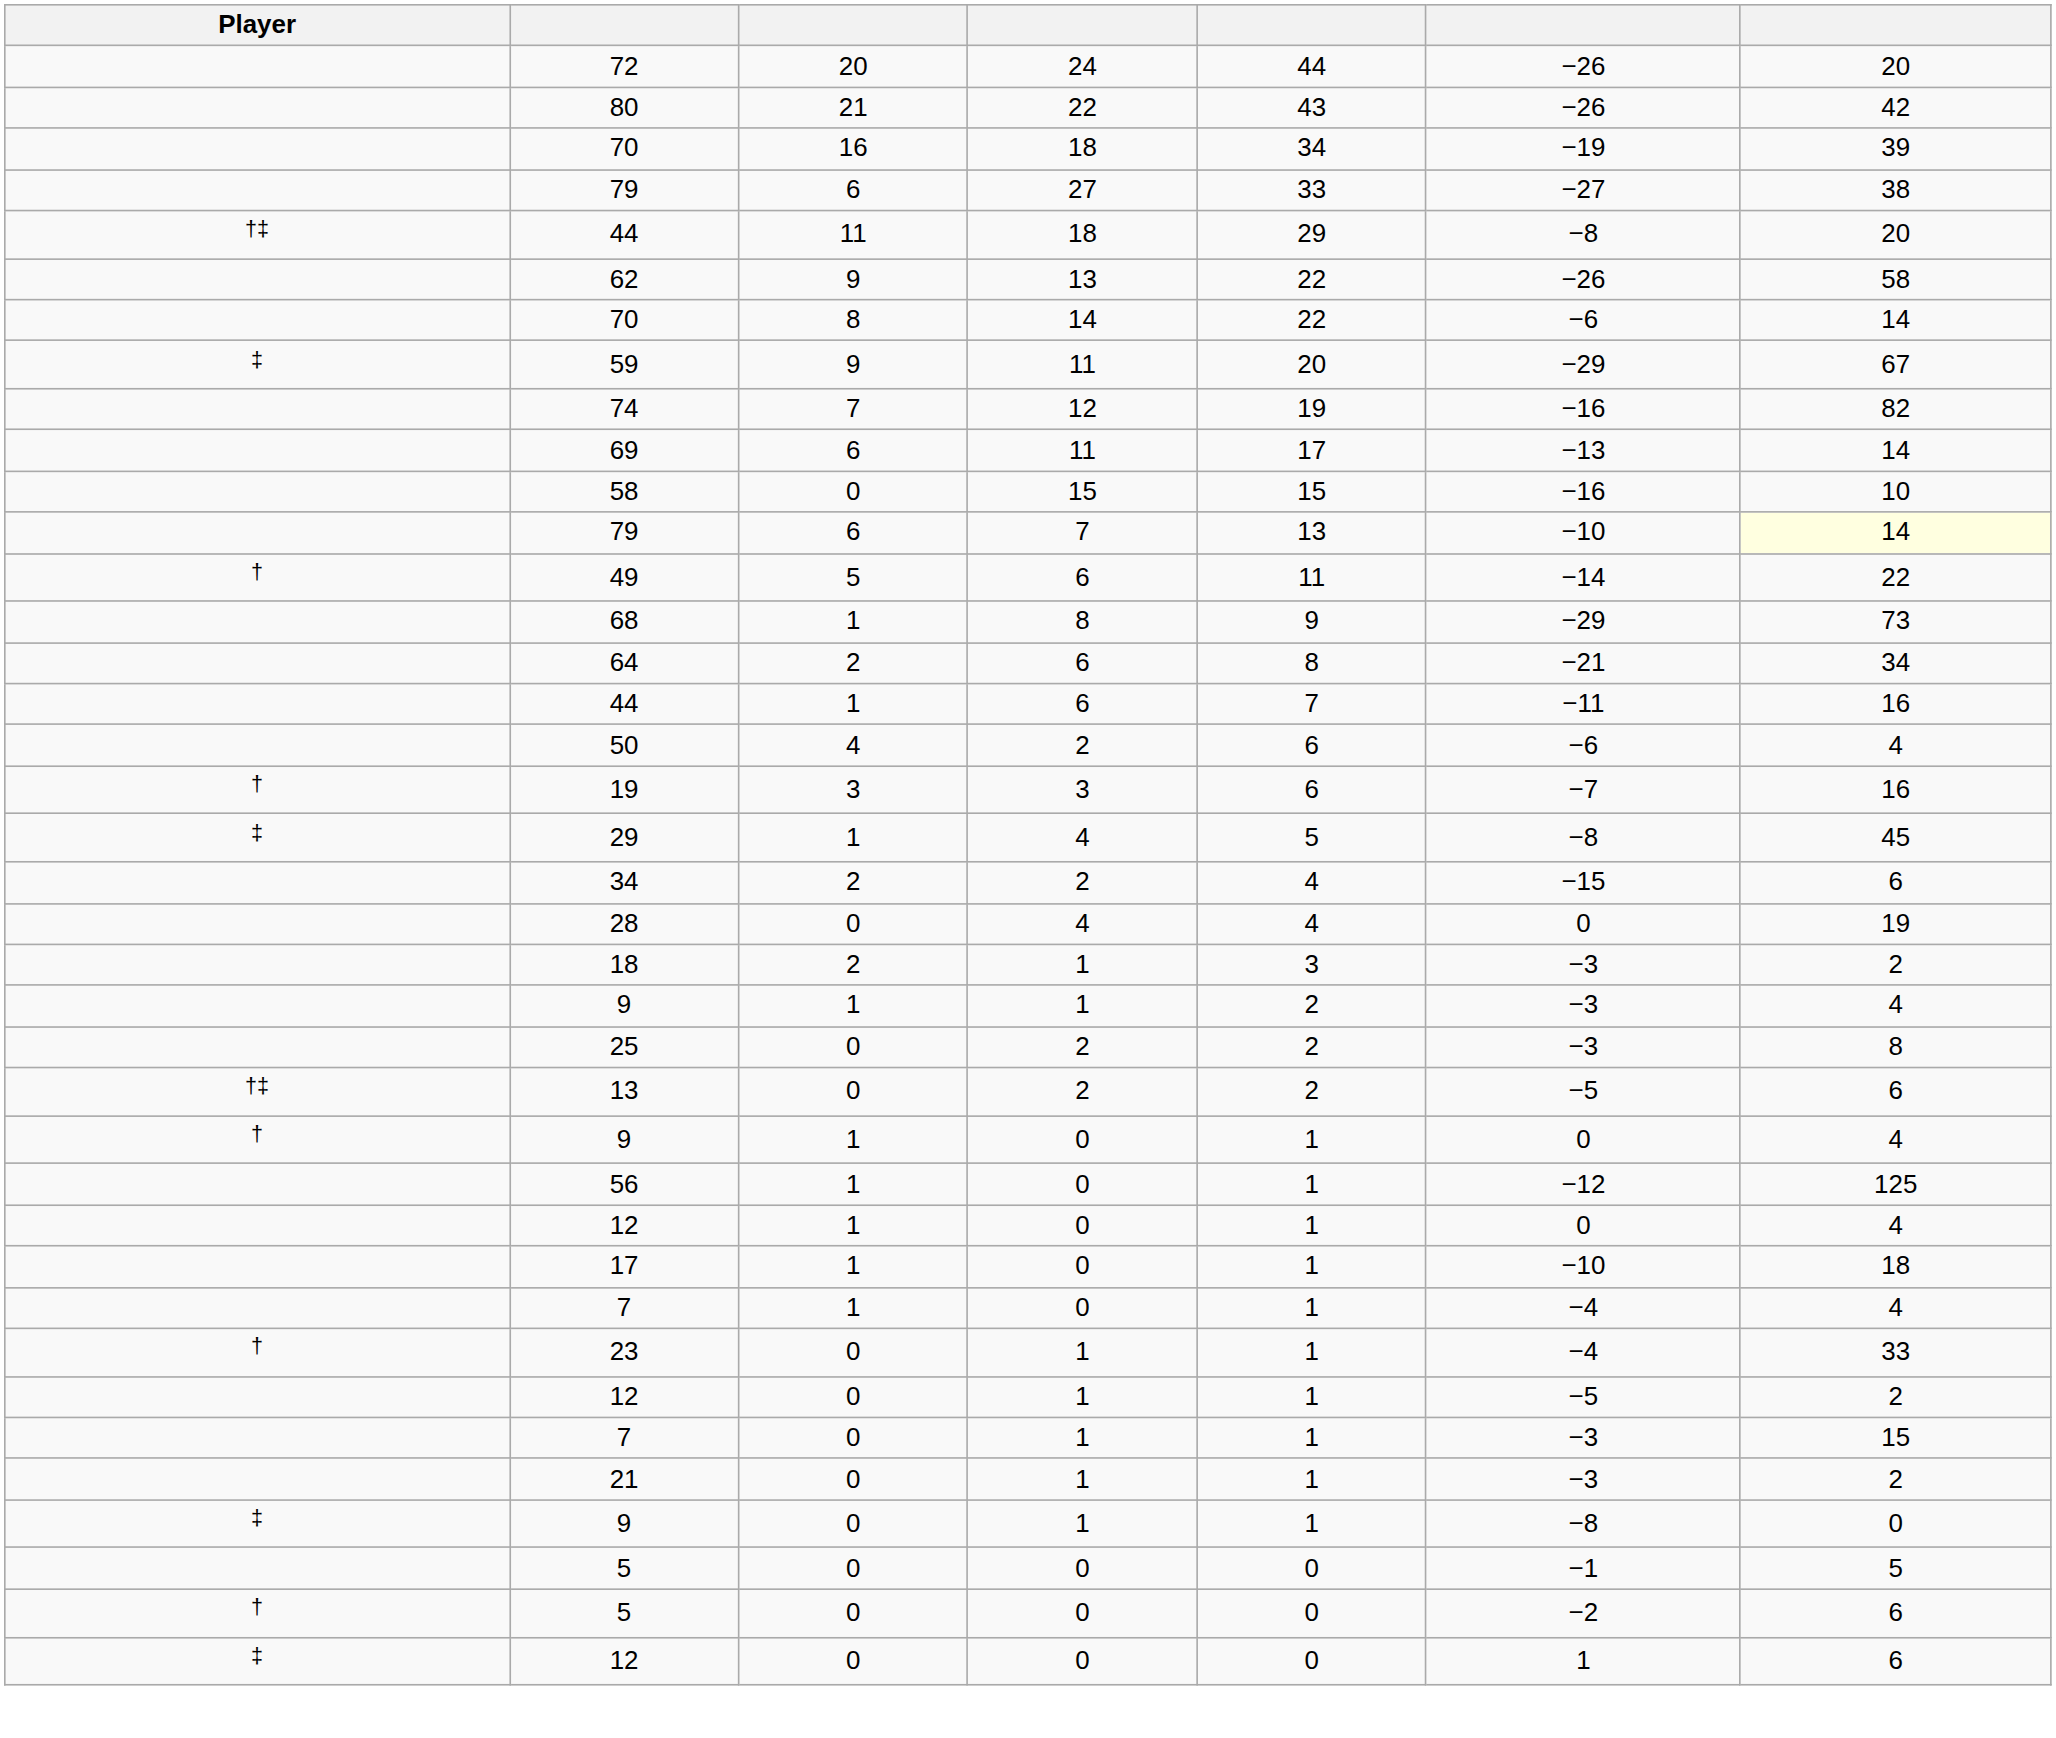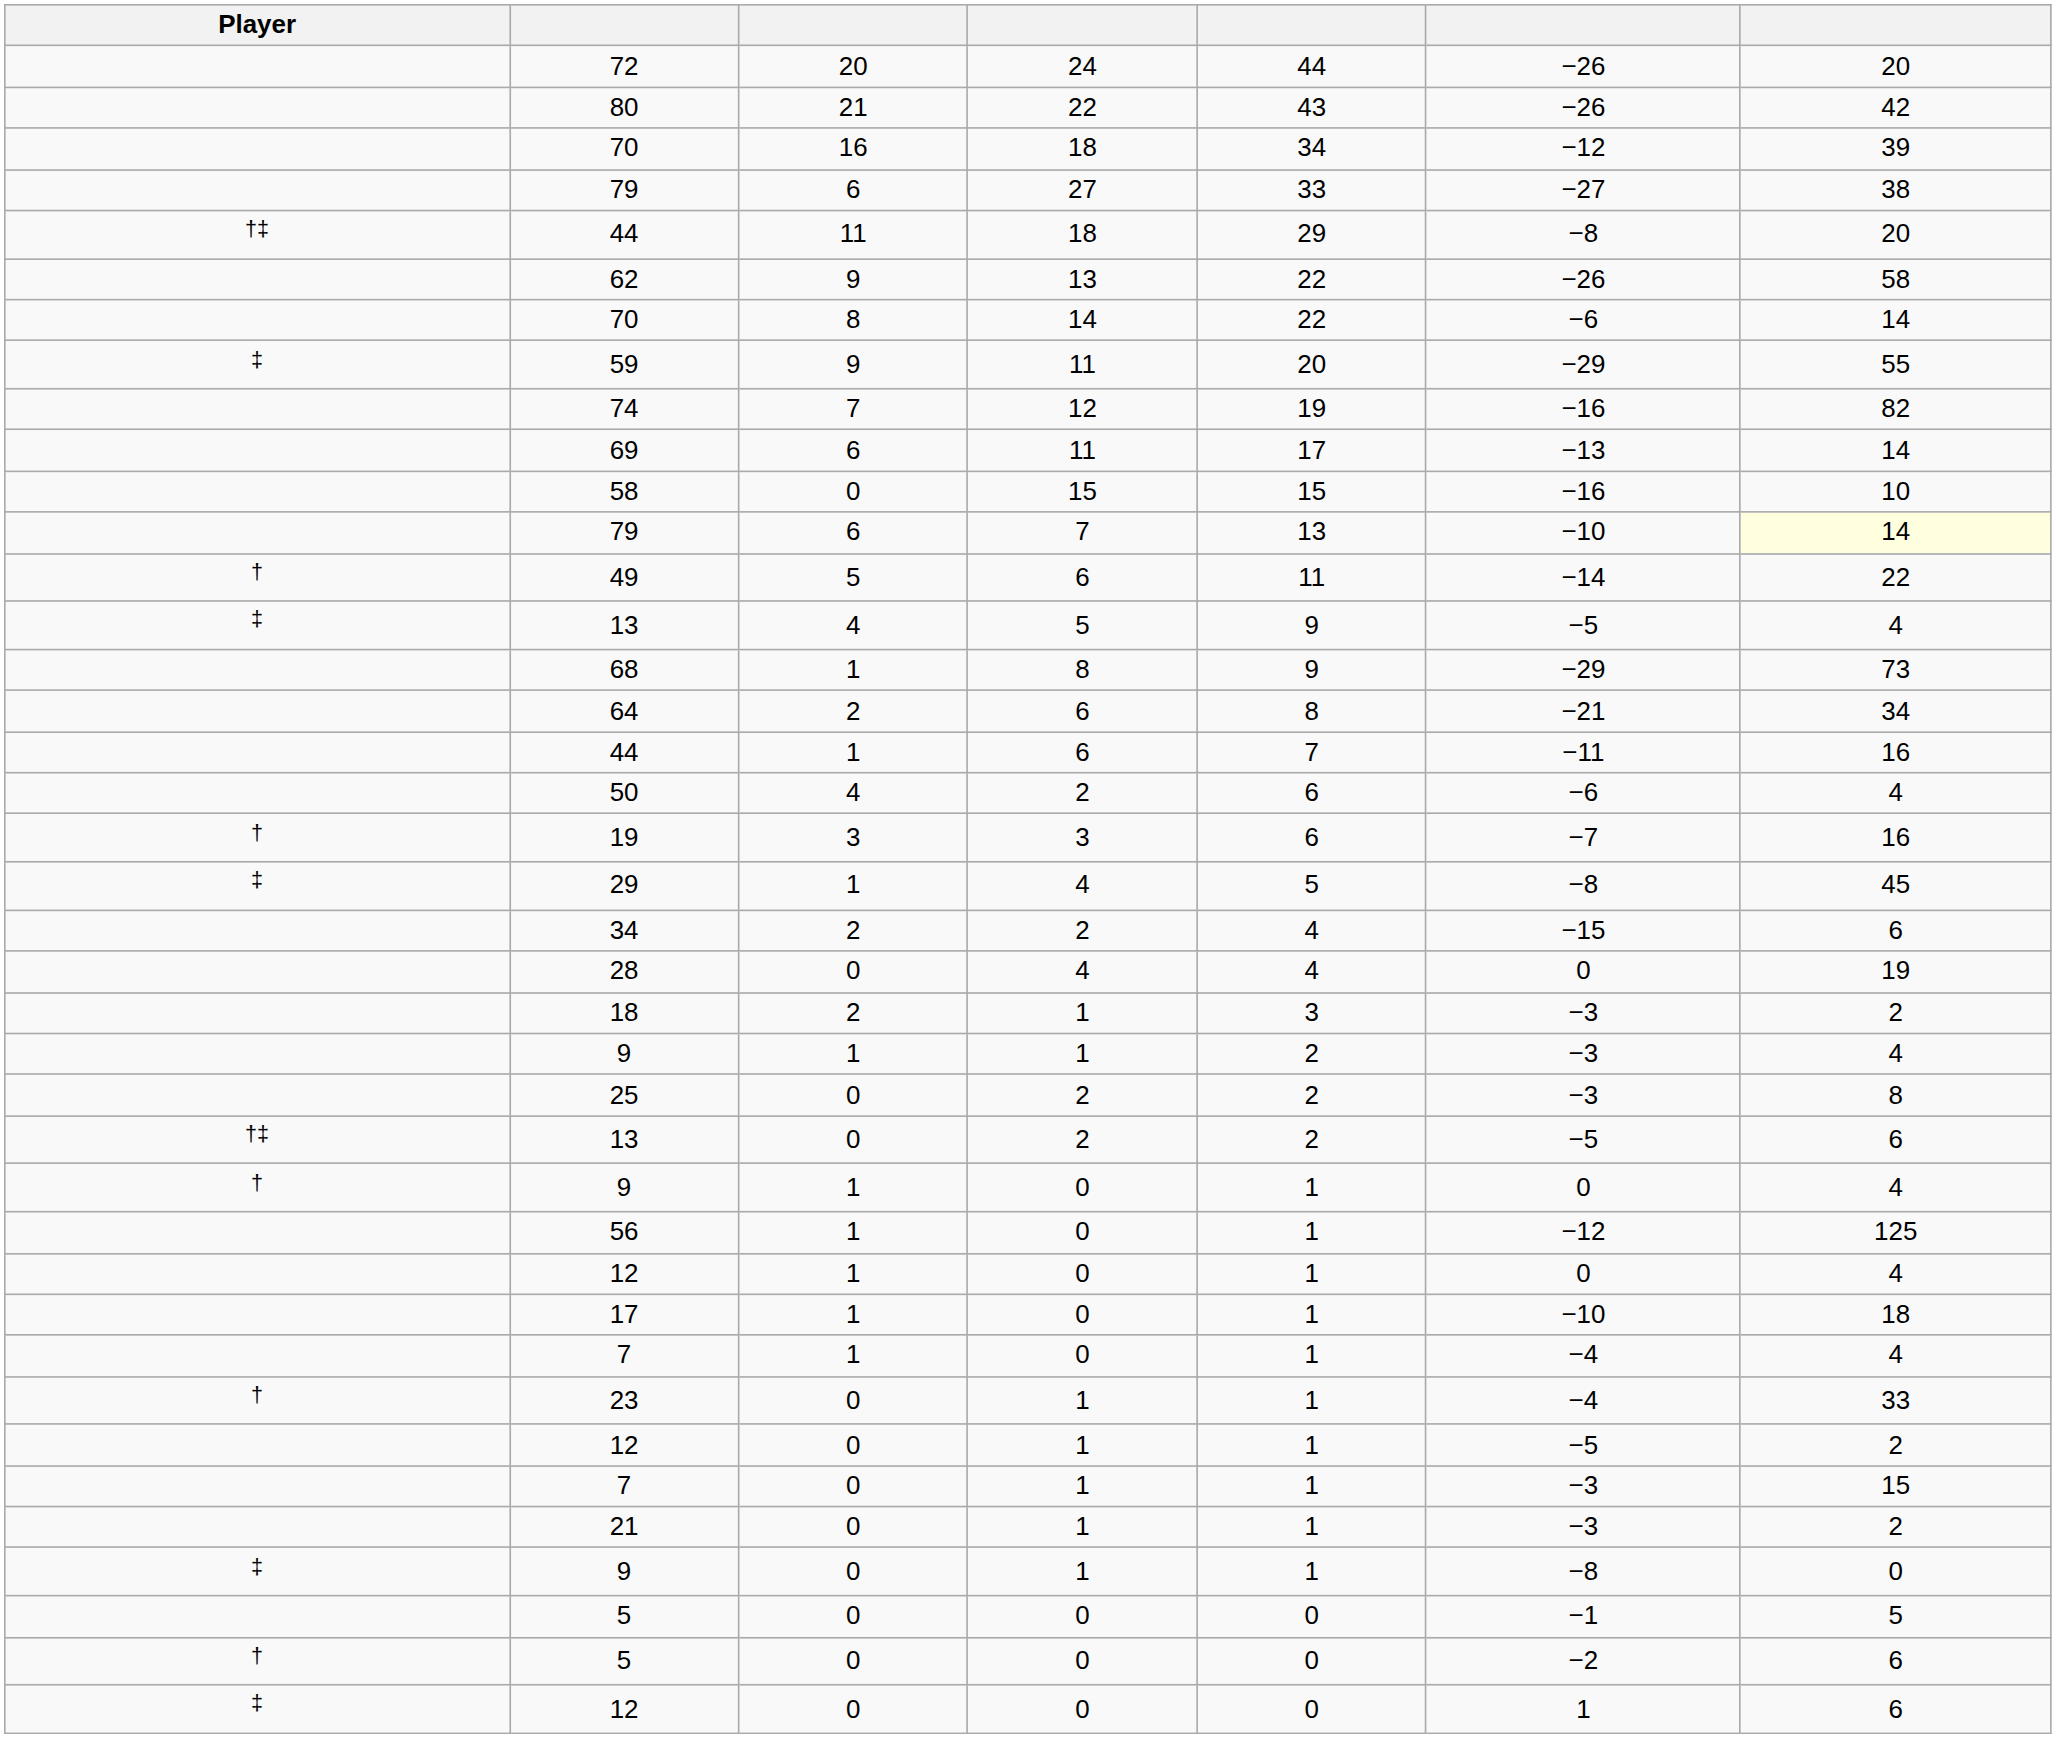(1583, 148) −19 -> (1583, 148) −12
(1896, 364) 67 -> (1896, 364) 55
+ row: (624, 625)
